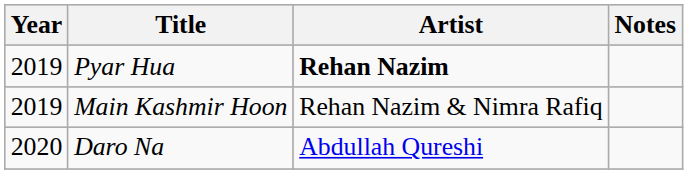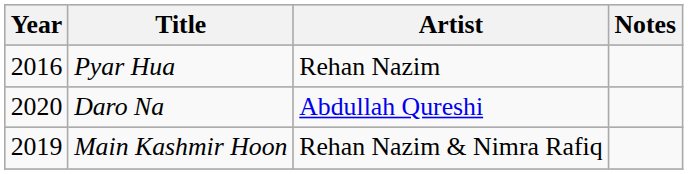(37, 65) 2019 -> (37, 65) 2016
(374, 65) bold -> (370, 65) normal
rows swapped: (181, 106) <-> (119, 147)
